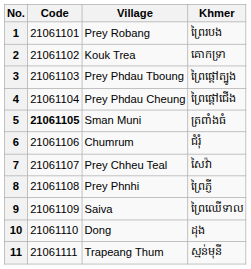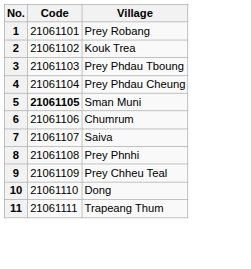- column: (217, 13)
(126, 165) Prey Chheu Teal -> (99, 137) Saiva
(99, 208) Saiva -> (126, 173) Prey Chheu Teal
